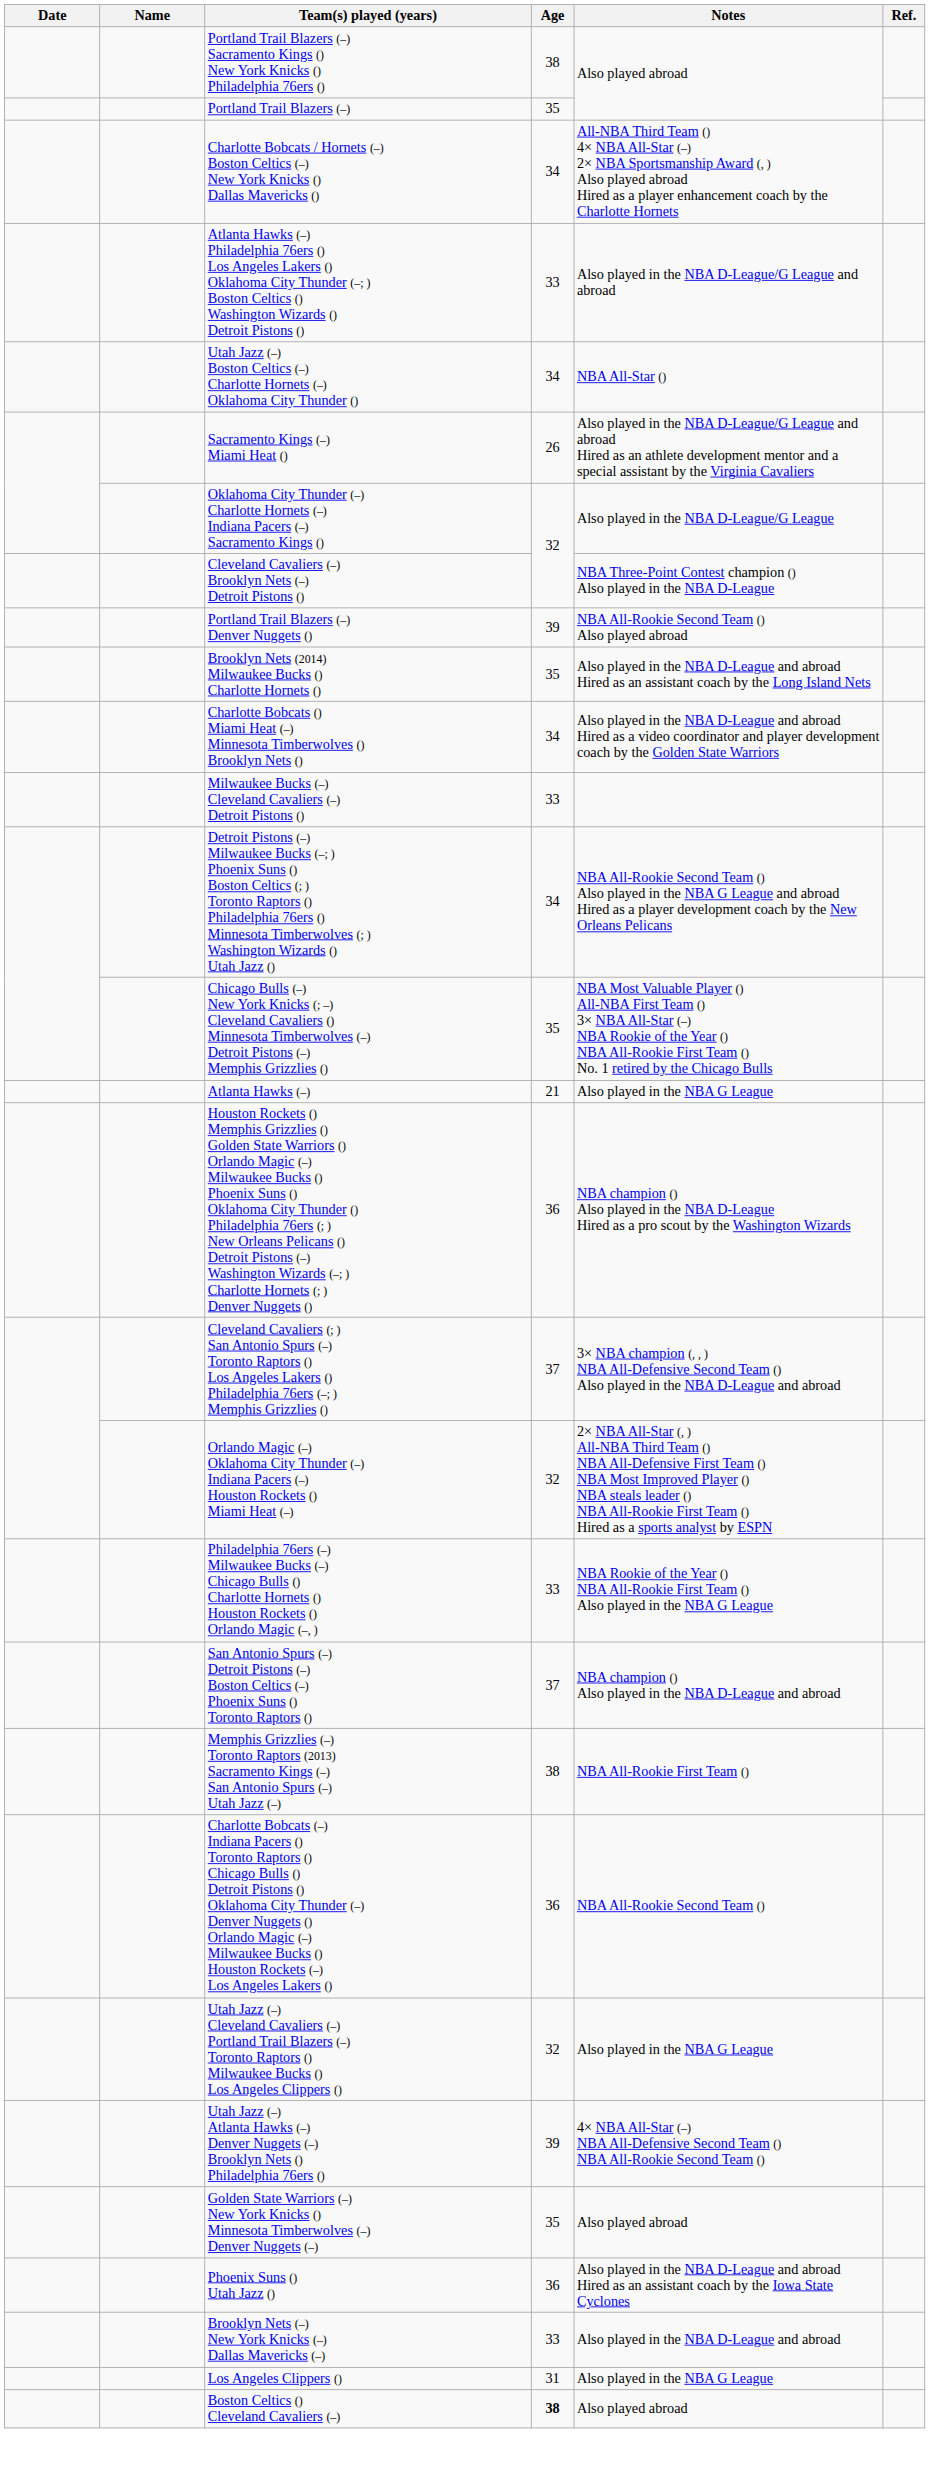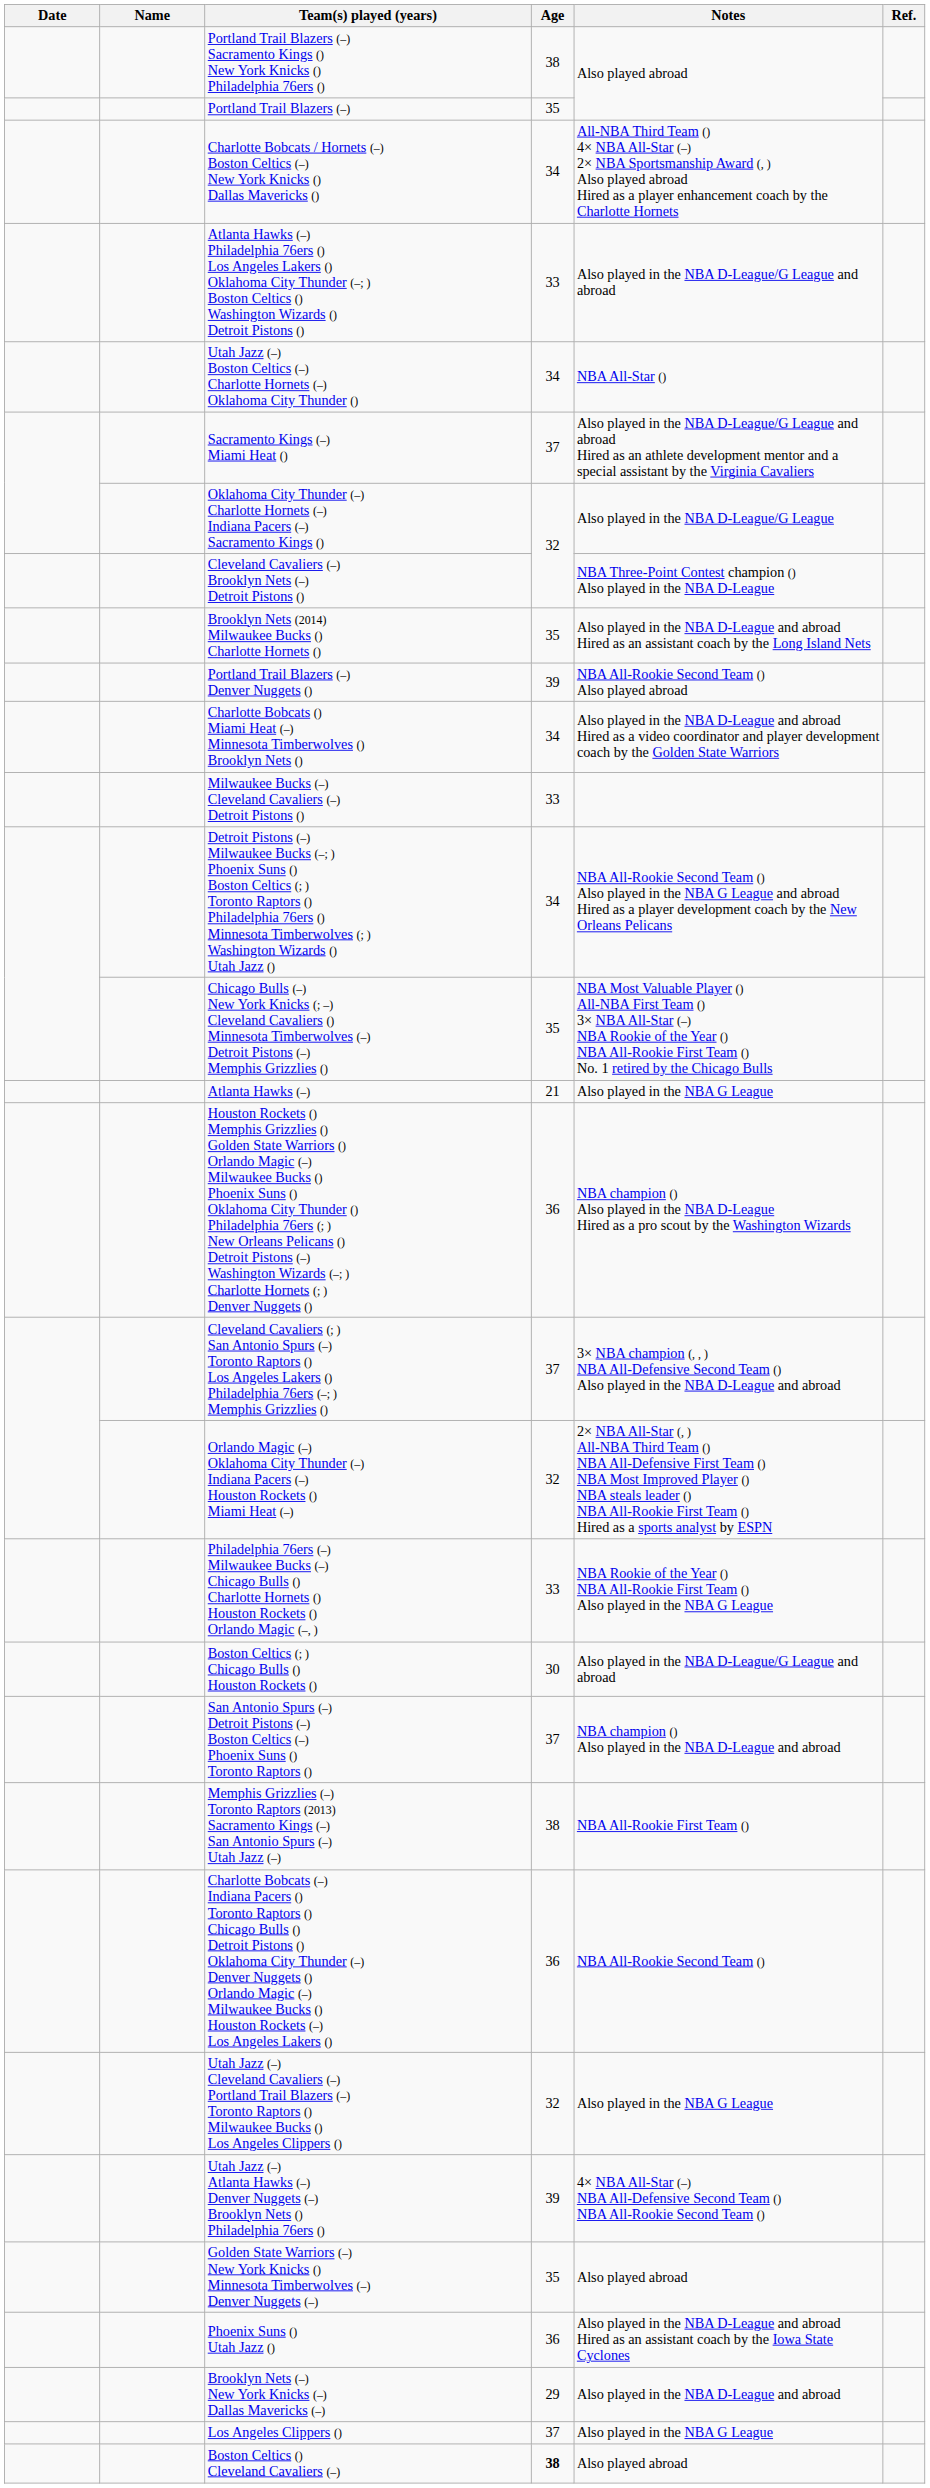(553, 447) 26 -> (553, 447) 37
rows swapped: (279, 627) <-> (267, 674)
+ row: (262, 1668)
(553, 2339) 33 -> (553, 2394) 29
(553, 2378) 31 -> (553, 2432) 37
